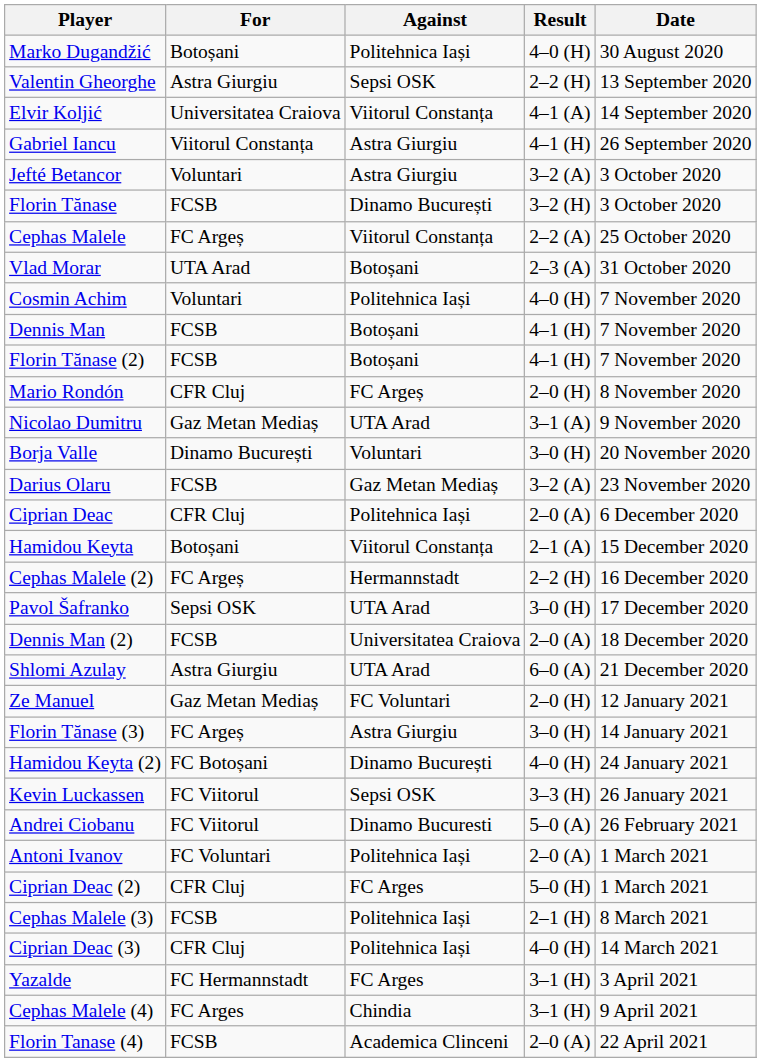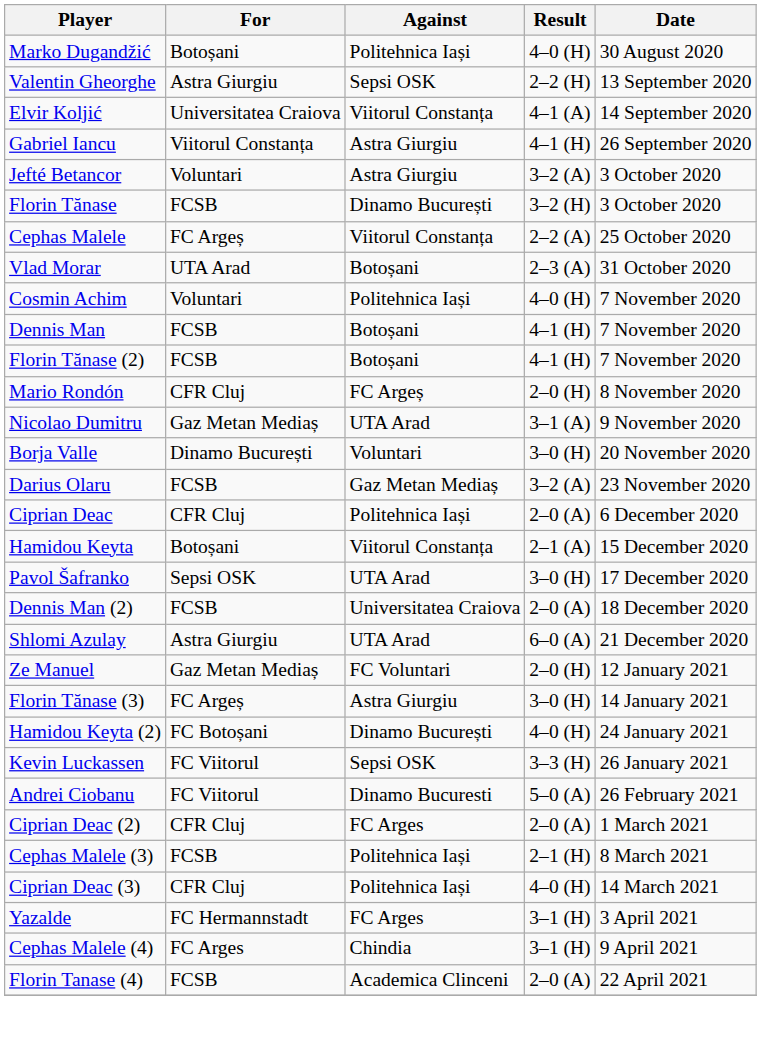- row: (81, 577)
- row: (66, 855)
(560, 886) 5–0 (H) -> (560, 824) 2–0 (A)
